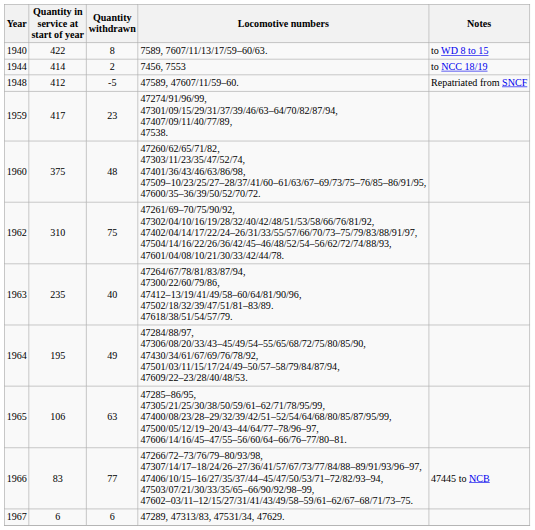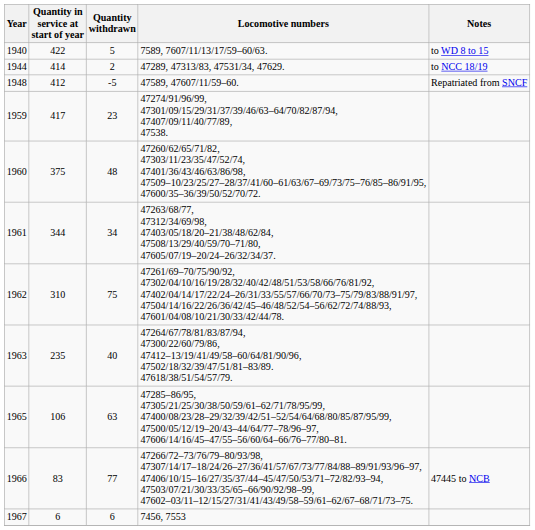(112, 51) 8 -> (112, 51) 5
(163, 67) 7456, 7553 -> (213, 67) 47289, 47313/83, 47531/34, 47629.
+ row: (17, 233)
- row: (17, 355)
(213, 517) 47289, 47313/83, 47531/34, 47629. -> (163, 517) 7456, 7553
